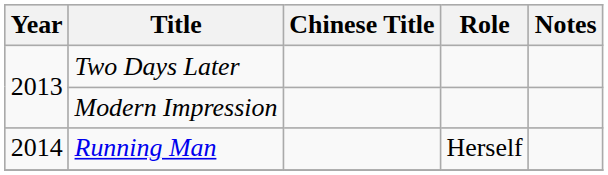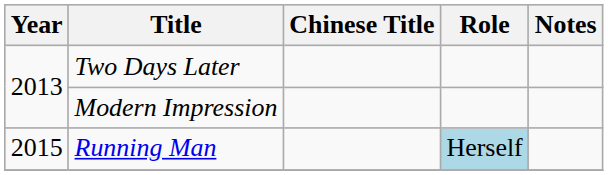(37, 148) 2014 -> (37, 148) 2015
(485, 148) no background -> (485, 148) lightblue background
